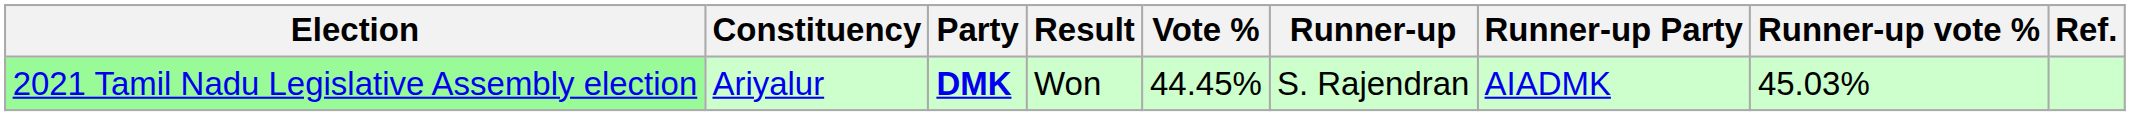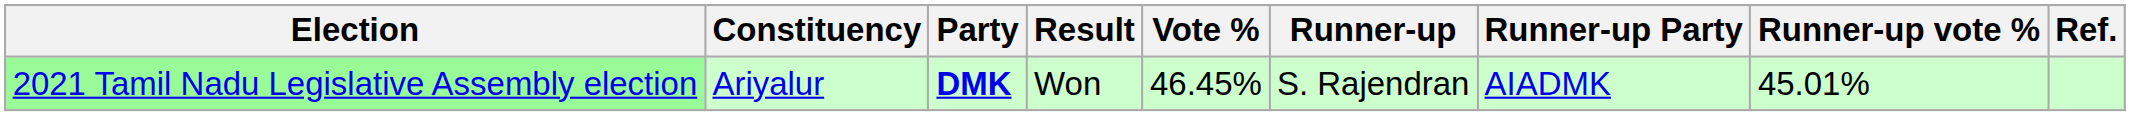(1206, 82) 44.45% -> (1206, 82) 46.45%
(1814, 82) 45.03% -> (1814, 82) 45.01%
